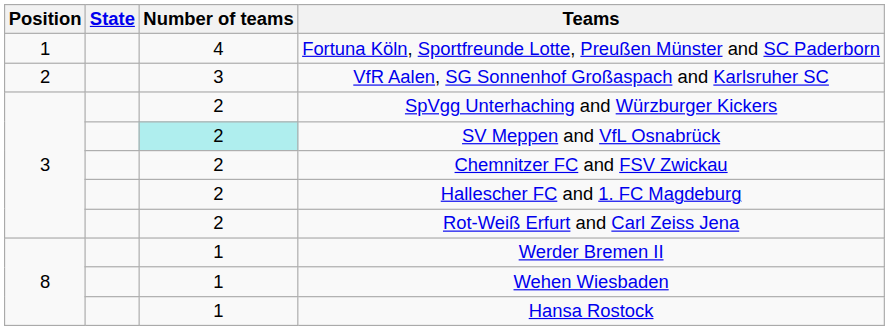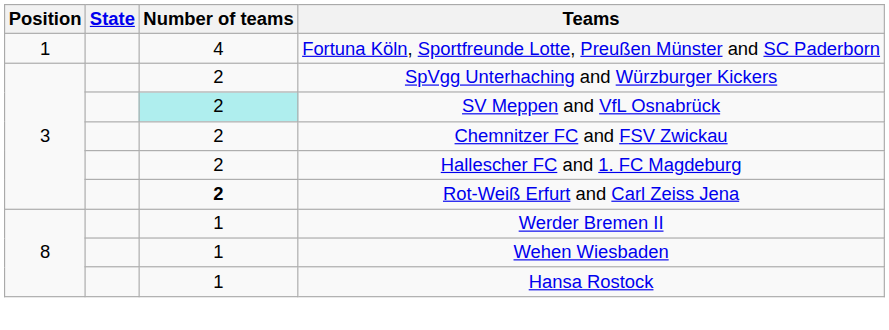- row: (591, 77)
(218, 223) normal -> (218, 194) bold
